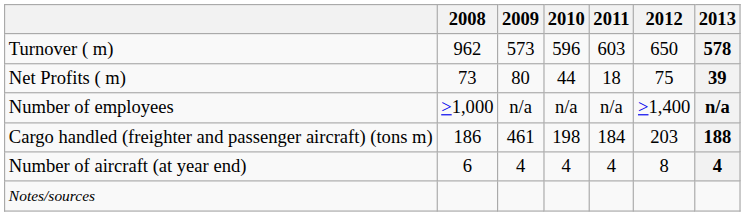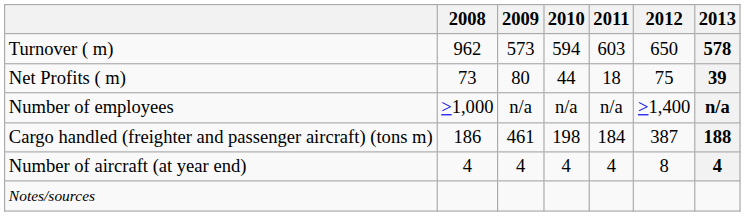(566, 48) 596 -> (566, 48) 594
(664, 136) 203 -> (664, 136) 387
(467, 166) 6 -> (467, 166) 4
